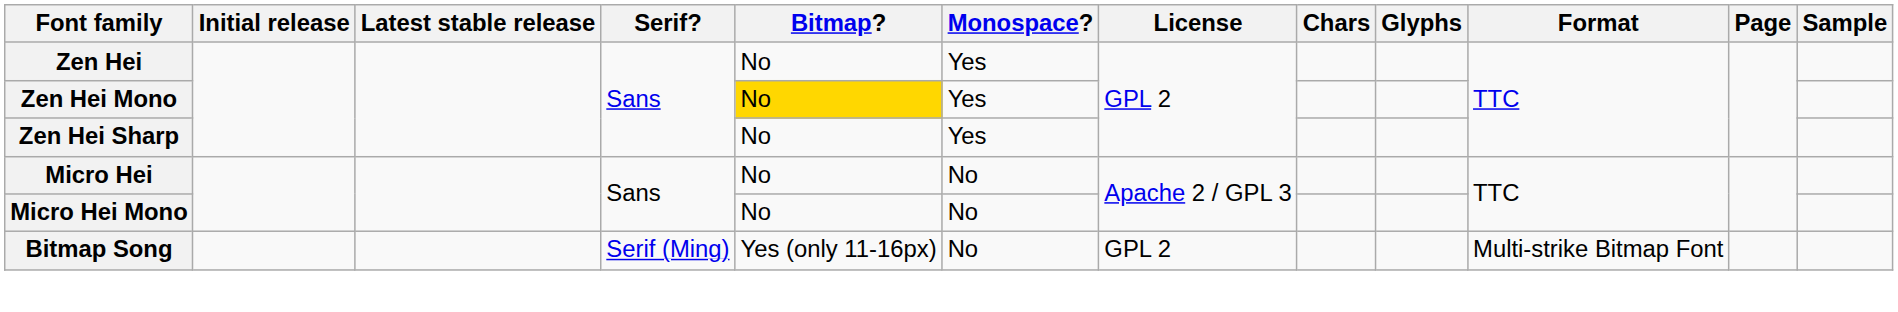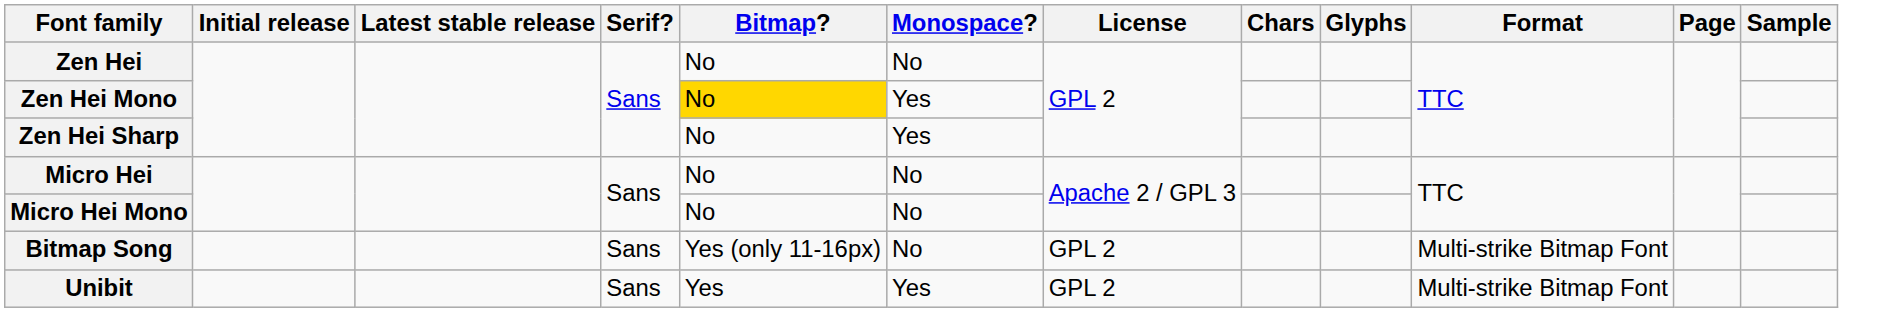(967, 61) Yes -> (907, 61) No
(668, 250) Serif (Ming) -> (633, 250) Sans
+ row: (99, 288)
